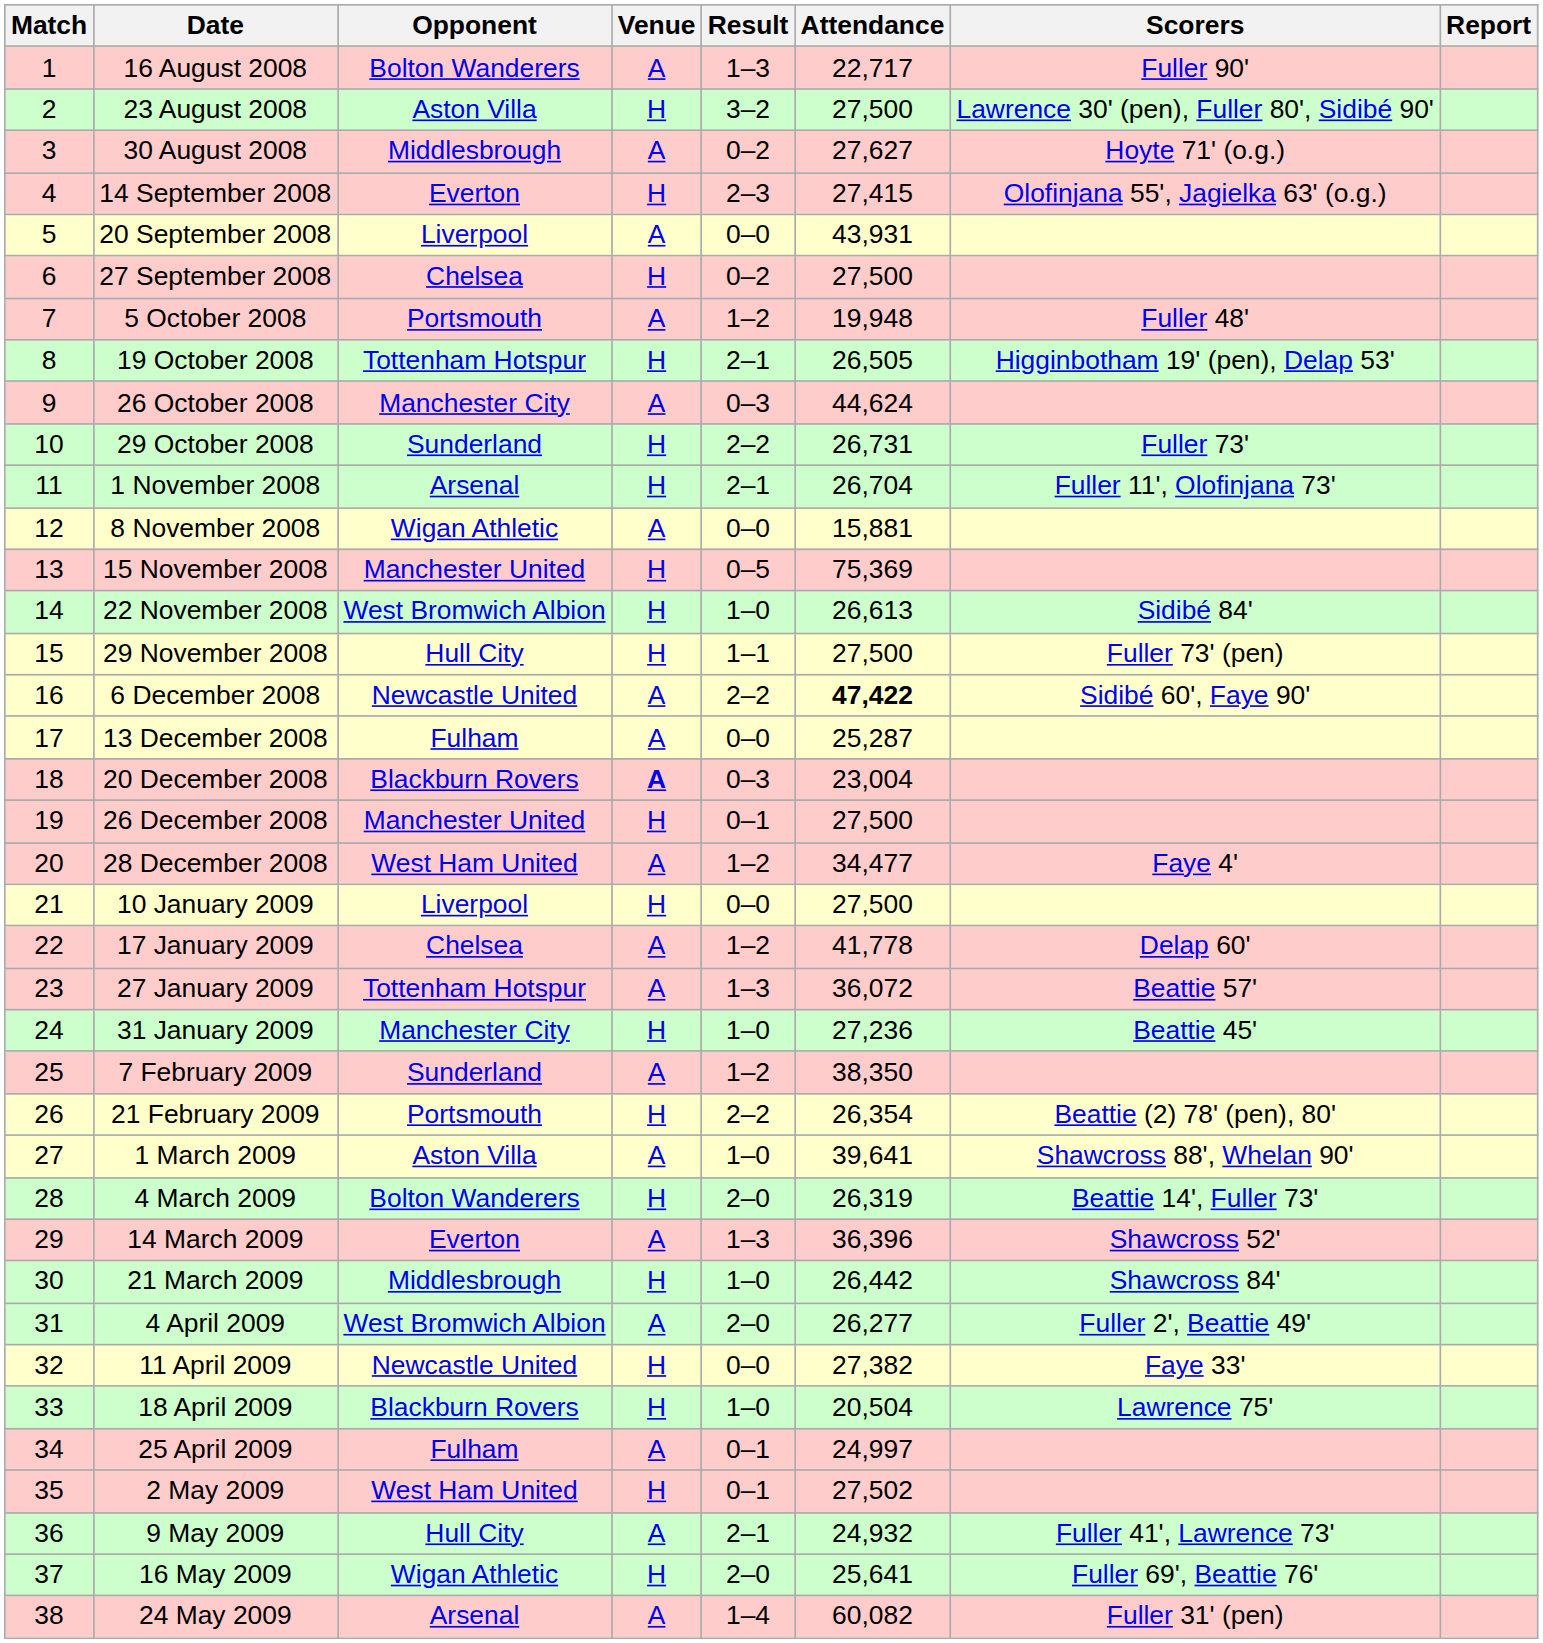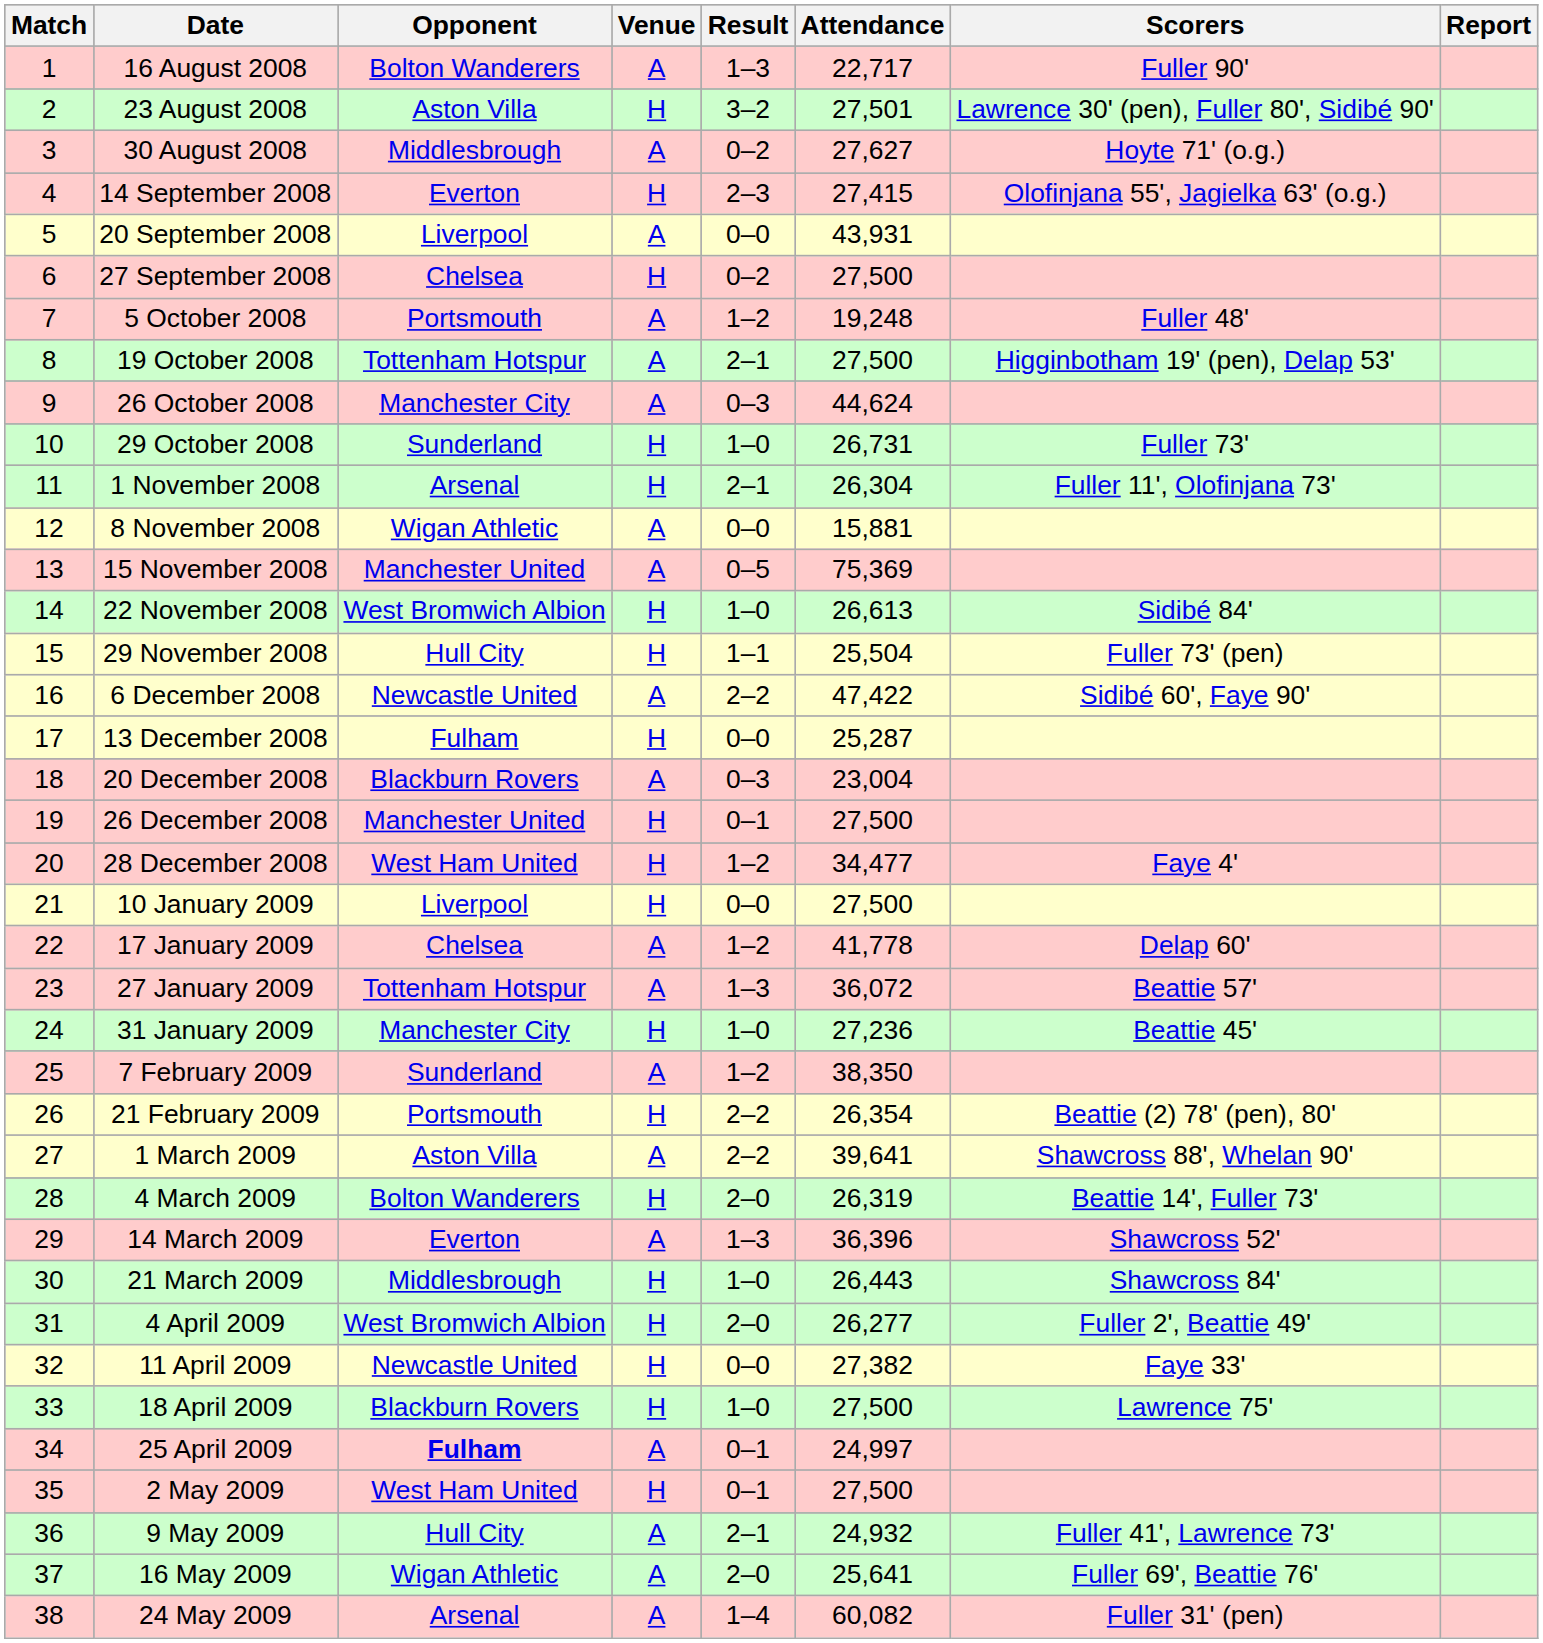(872, 109) 27,500 -> (872, 109) 27,501
(872, 318) 19,948 -> (872, 318) 19,248
(657, 360) H -> (657, 360) A
(872, 360) 26,505 -> (872, 360) 27,500
(748, 444) 2–2 -> (748, 444) 1–0
(872, 485) 26,704 -> (872, 485) 26,304
(657, 569) H -> (657, 569) A
(872, 653) 27,500 -> (872, 653) 25,504
(872, 695) bold -> (872, 695) normal
(657, 737) A -> (657, 737) H
(657, 779) bold -> (657, 779) normal
(657, 862) A -> (657, 862) H
(748, 1155) 1–0 -> (748, 1155) 2–2
(872, 1281) 26,442 -> (872, 1281) 26,443
(657, 1323) A -> (657, 1323) H
(872, 1407) 20,504 -> (872, 1407) 27,500
(474, 1448) normal -> (474, 1448) bold
(872, 1490) 27,502 -> (872, 1490) 27,500
(657, 1574) H -> (657, 1574) A
